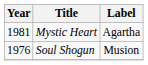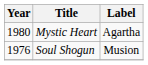(19, 32) 1981 -> (19, 32) 1980
